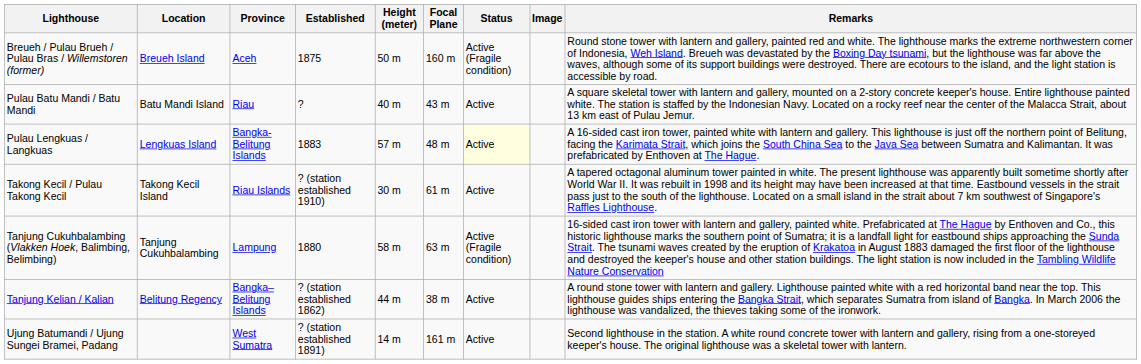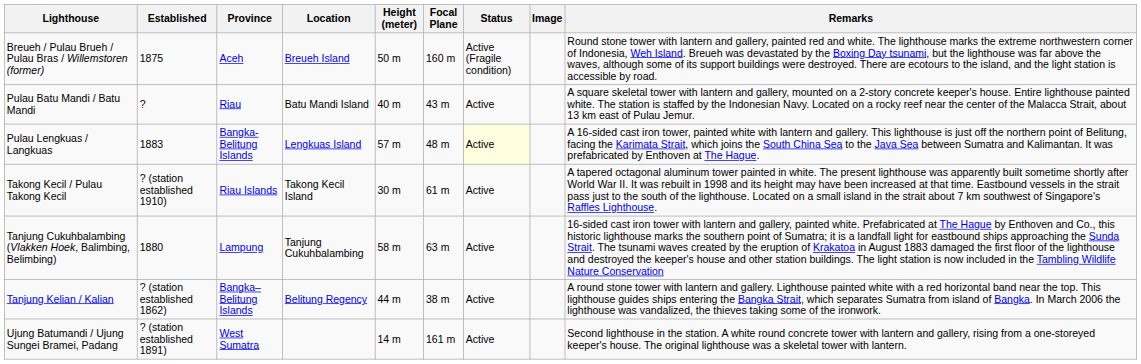columns swapped: (184, 19) <-> (335, 19)
(489, 248) Active (Fragile condition) -> (480, 248) Active
